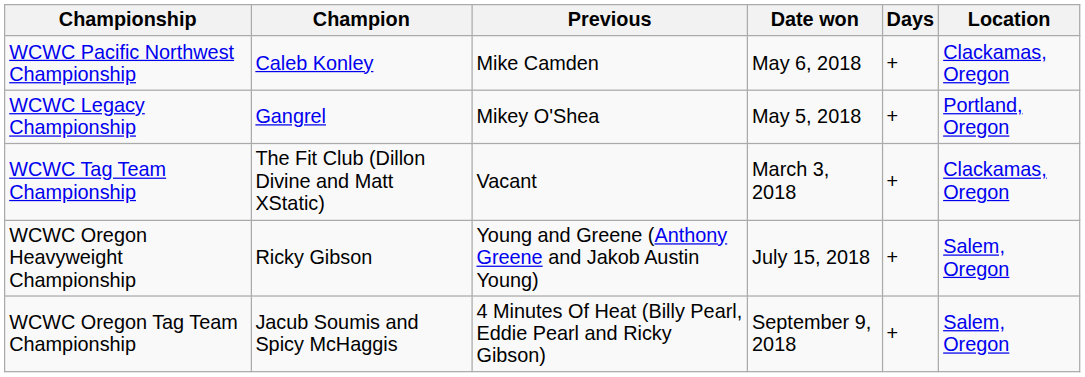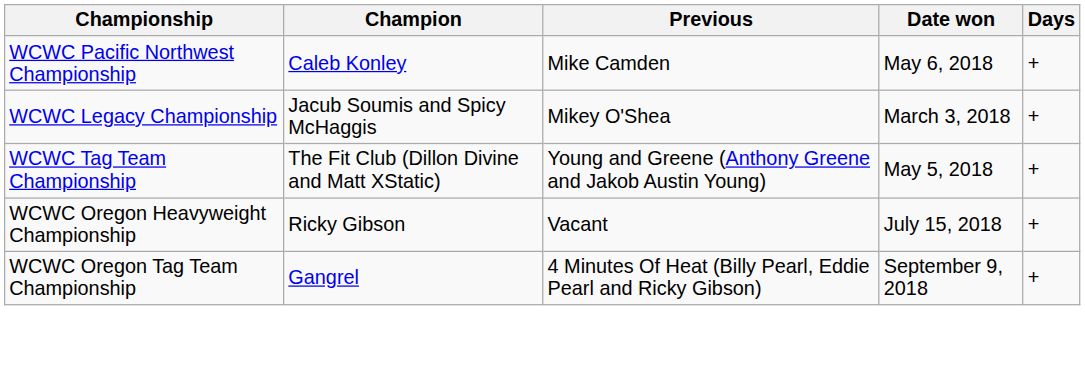- column: (1009, 20)
(291, 116) Gangrel -> (397, 116) Jacub Soumis and Spicy McHaggis
(807, 116) May 5, 2018 -> (947, 116) March 3, 2018
(507, 181) Vacant -> (709, 170) Young and Greene (Anthony Greene and Jakob Austin Young)
(791, 181) March 3, 2018 -> (938, 170) May 5, 2018
(602, 257) Young and Greene (Anthony Greene and Jakob Austin Young) -> (578, 224) Vacant
(337, 333) Jacub Soumis and Spicy McHaggis -> (324, 277) Gangrel
